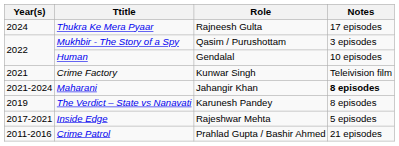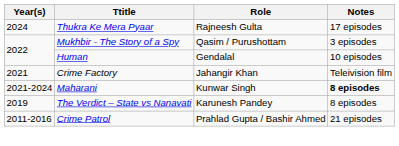(226, 73) Kunwar Singh -> (227, 73) Jahangir Khan
(227, 88) Jahangir Khan -> (226, 88) Kunwar Singh
- row: (82, 118)
